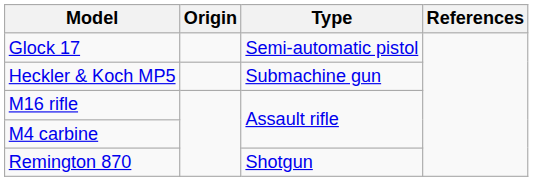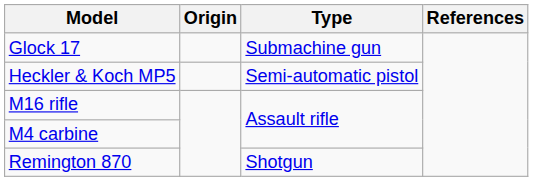(332, 47) Semi-automatic pistol -> (313, 47) Submachine gun
(313, 76) Submachine gun -> (332, 76) Semi-automatic pistol
